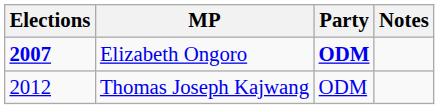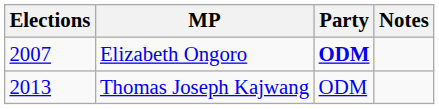(30, 53) bold -> (30, 53) normal
(30, 86) 2012 -> (30, 86) 2013
